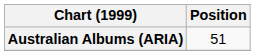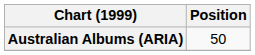(218, 38) 51 -> (218, 38) 50
